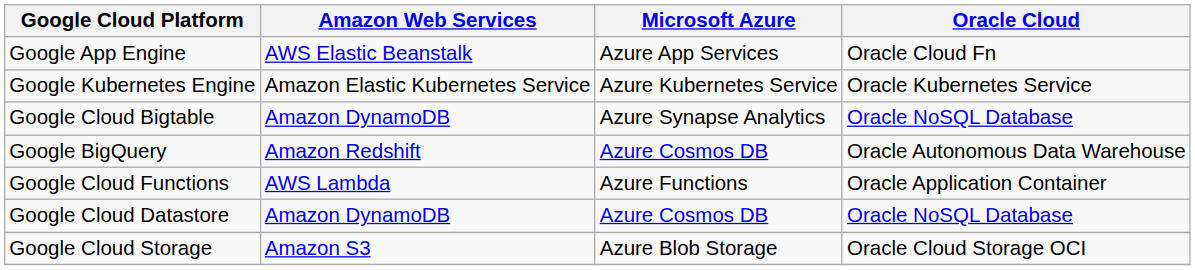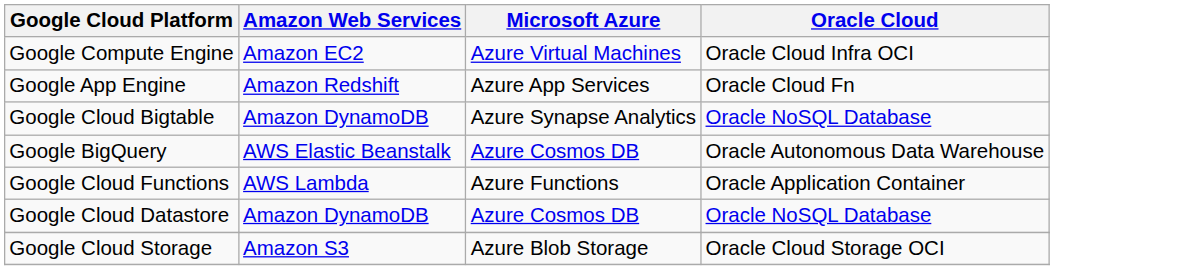+ row: (122, 53)
(369, 53) AWS Elastic Beanstalk -> (321, 85) Amazon Redshift
- row: (132, 85)
(343, 150) Amazon Redshift -> (347, 150) AWS Elastic Beanstalk
